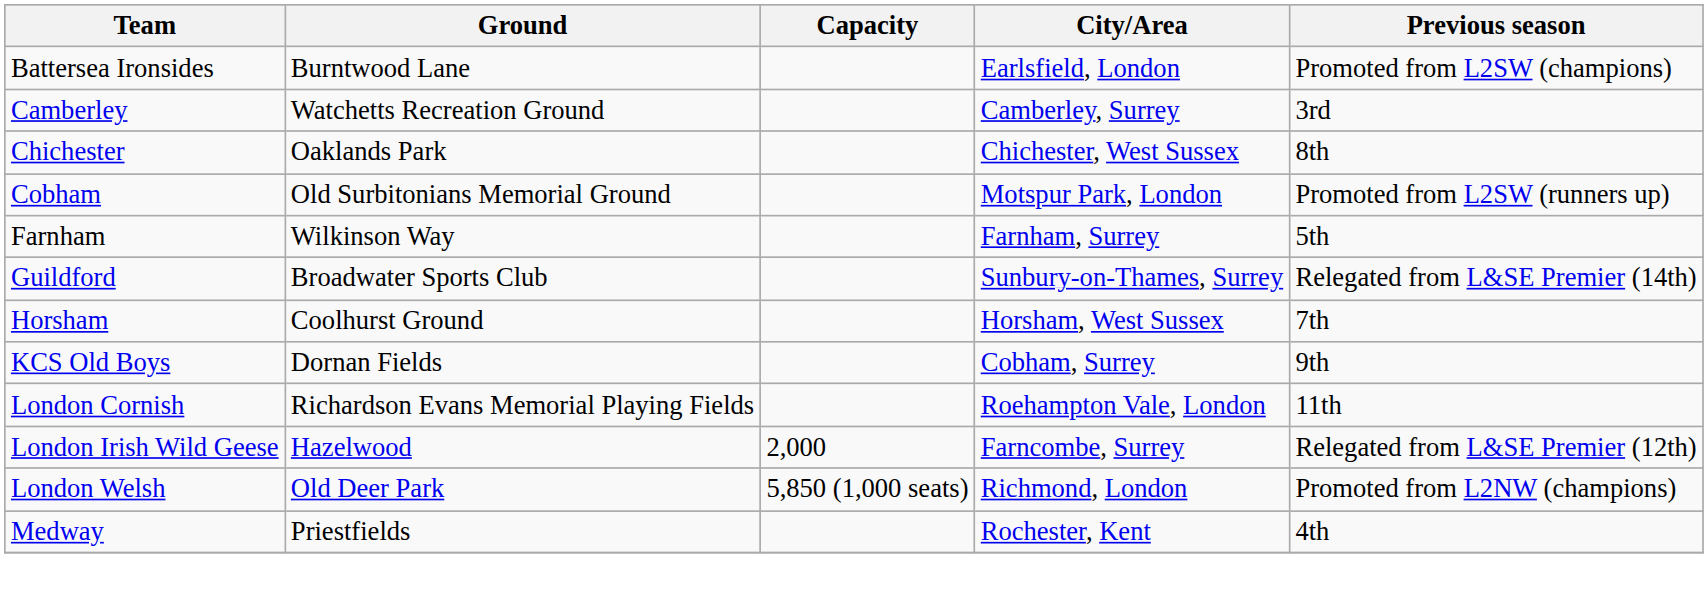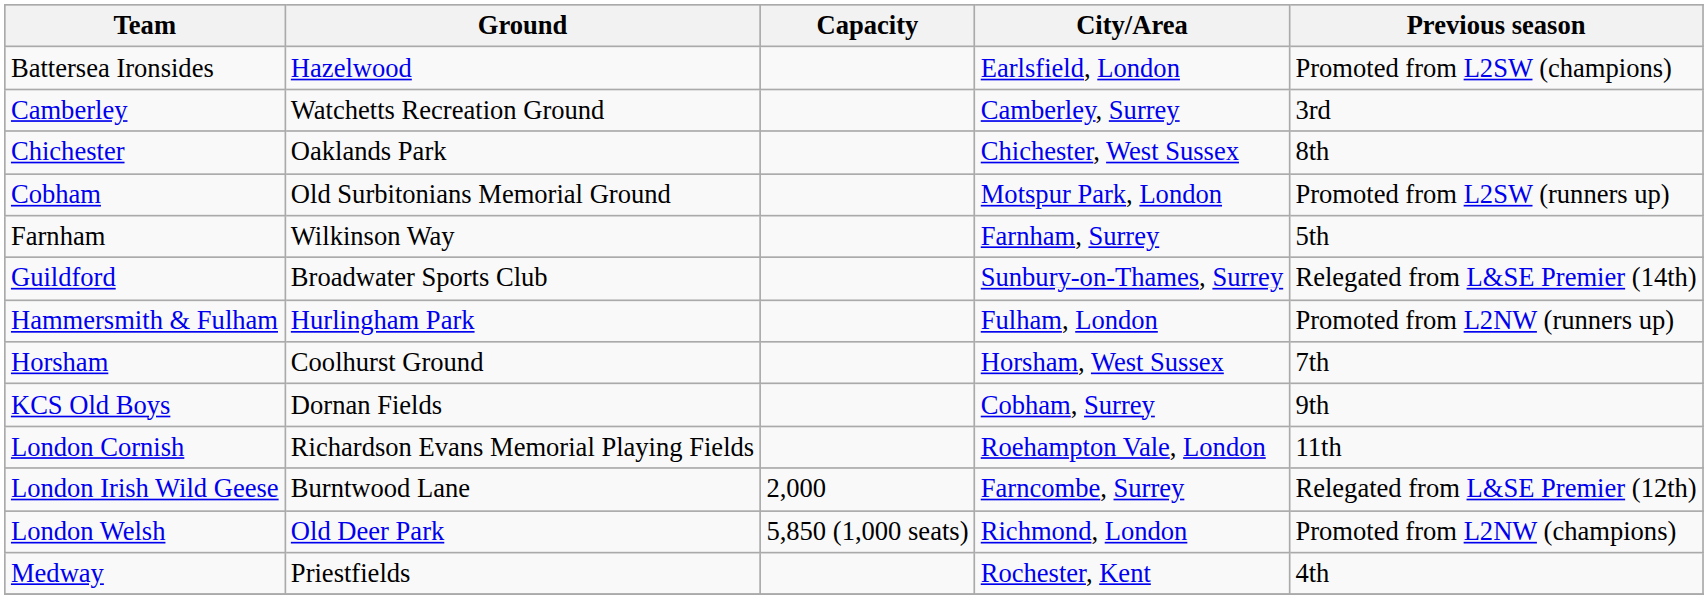(380, 67) Burntwood Lane -> (351, 67) Hazelwood
+ row: (144, 320)
(351, 446) Hazelwood -> (380, 488) Burntwood Lane
